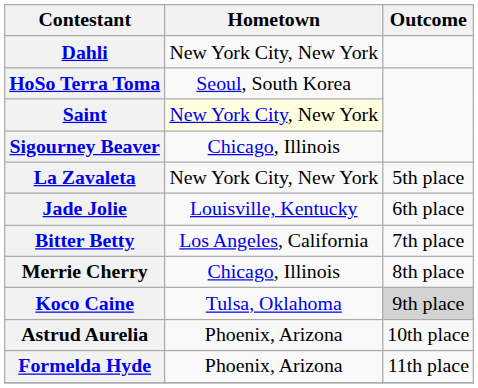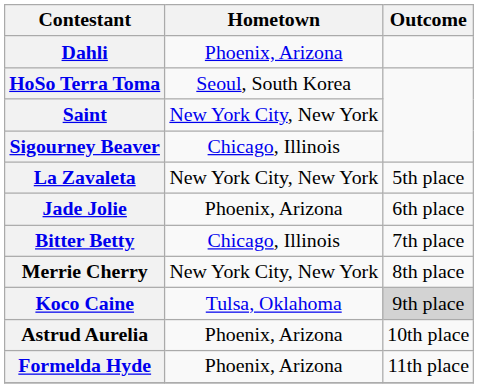(274, 51) New York City, New York -> (274, 51) Phoenix, Arizona
(274, 114) lightyellow background -> (274, 114) no background
(274, 209) Louisville, Kentucky -> (274, 209) Phoenix, Arizona
(274, 240) Los Angeles, California -> (274, 240) Chicago, Illinois
(274, 271) Chicago, Illinois -> (274, 271) New York City, New York
